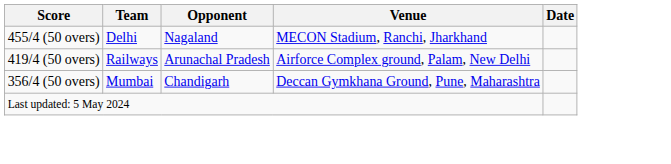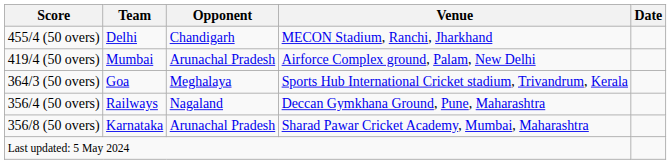(191, 37) Nagaland -> (202, 37) Chandigarh
(132, 59) Railways -> (130, 59) Mumbai
+ row: (54, 81)
(130, 81) Mumbai -> (132, 103) Railways
(197, 81) Chandigarh -> (196, 103) Nagaland
+ row: (54, 125)
